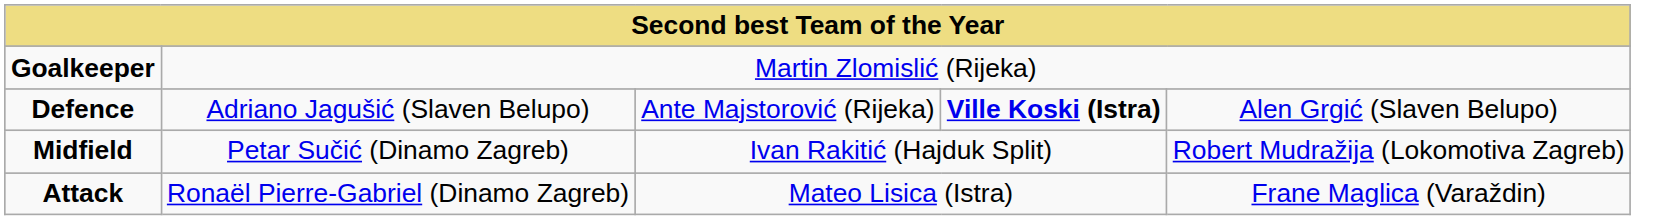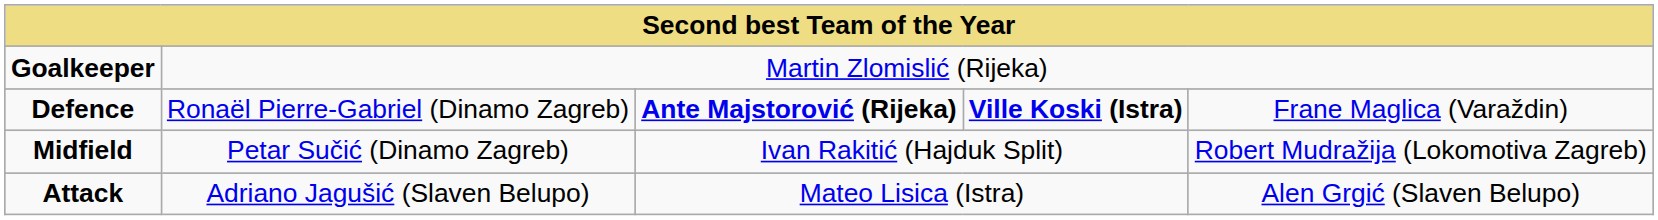(398, 109) Adriano Jagušić (Slaven Belupo) -> (398, 109) Ronaël Pierre-Gabriel (Dinamo Zagreb)
(788, 109) normal -> (799, 109) bold
(1399, 109) Alen Grgić (Slaven Belupo) -> (1421, 109) Frane Maglica (Varaždin)
(398, 192) Ronaël Pierre-Gabriel (Dinamo Zagreb) -> (398, 192) Adriano Jagušić (Slaven Belupo)
(1399, 192) Frane Maglica (Varaždin) -> (1421, 192) Alen Grgić (Slaven Belupo)
